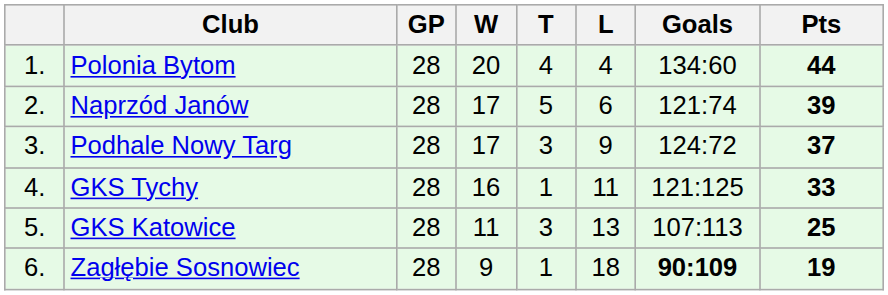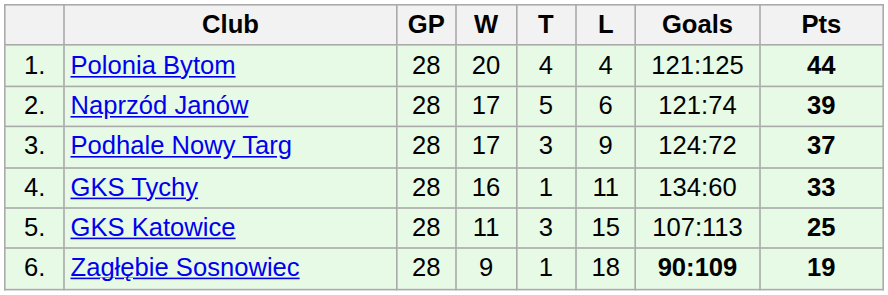(698, 65) 134:60 -> (698, 65) 121:125
(698, 187) 121:125 -> (698, 187) 134:60
(606, 227) 13 -> (606, 227) 15
